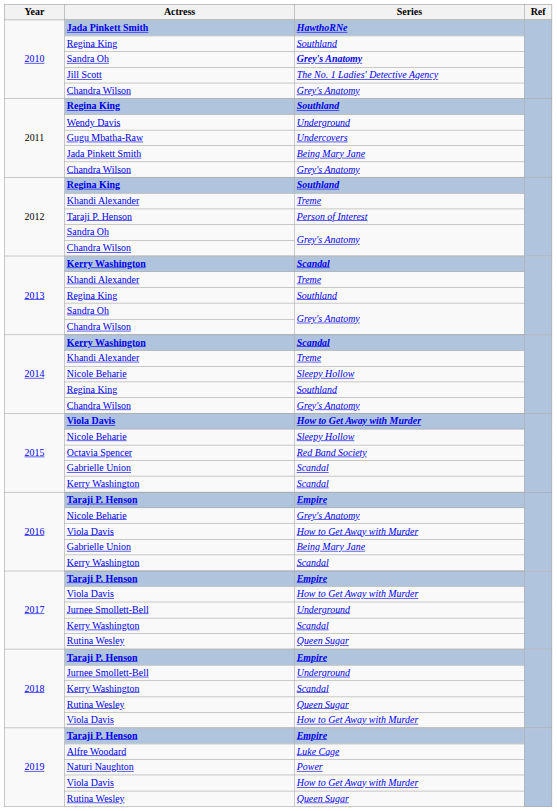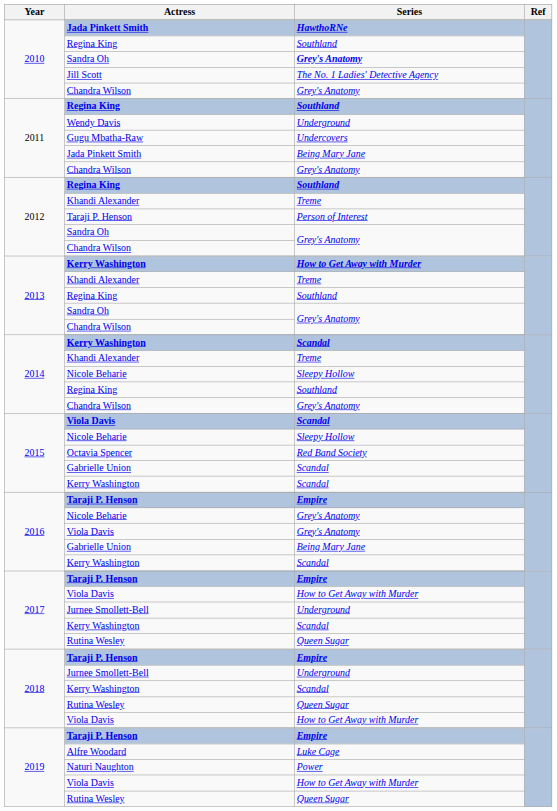(313, 264) Scandal -> (359, 264) How to Get Away with Murder
(359, 421) How to Get Away with Murder -> (313, 421) Scandal
(358, 531) How to Get Away with Murder -> (328, 531) Grey's Anatomy
